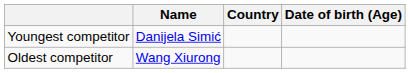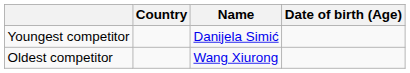columns swapped: (178, 15) <-> (253, 15)
